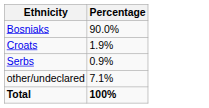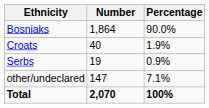+ column: (116, 12)
